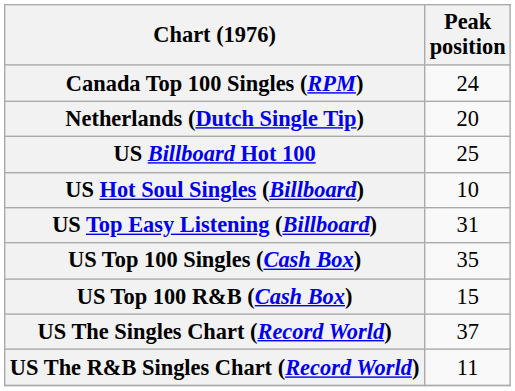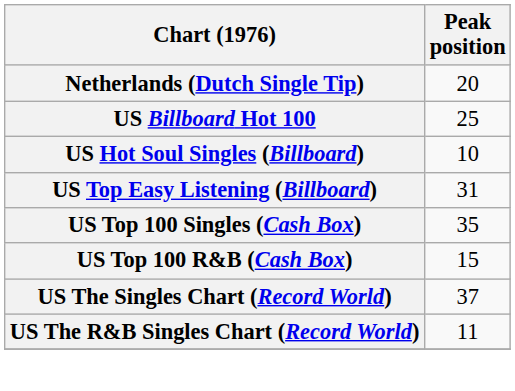- row: (215, 82)
